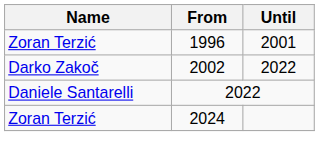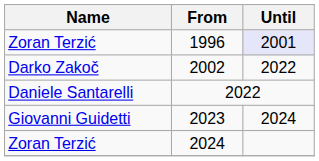(278, 43) no background -> (278, 43) lavender background
+ row: (207, 118)
